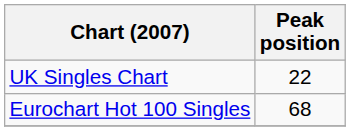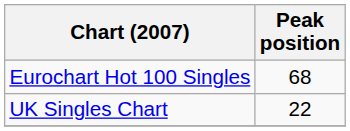rows swapped: (89, 76) <-> (130, 109)
